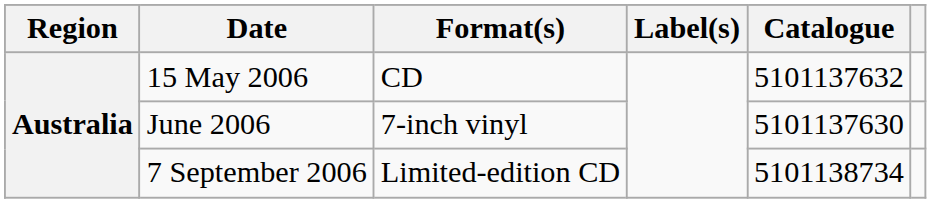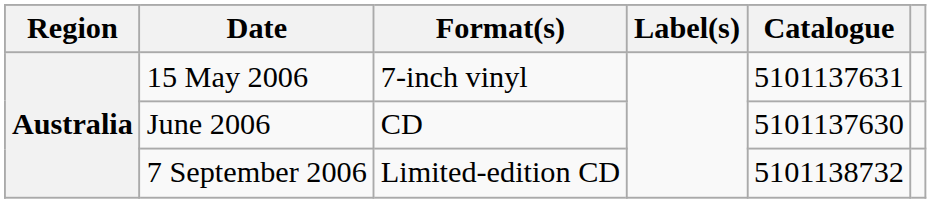(402, 76) CD -> (454, 76) 7-inch vinyl
(829, 76) 5101137632 -> (829, 76) 5101137631
(454, 124) 7-inch vinyl -> (402, 124) CD
(829, 172) 5101138734 -> (829, 172) 5101138732
